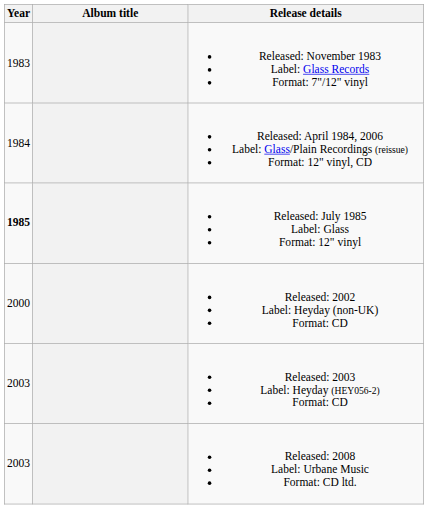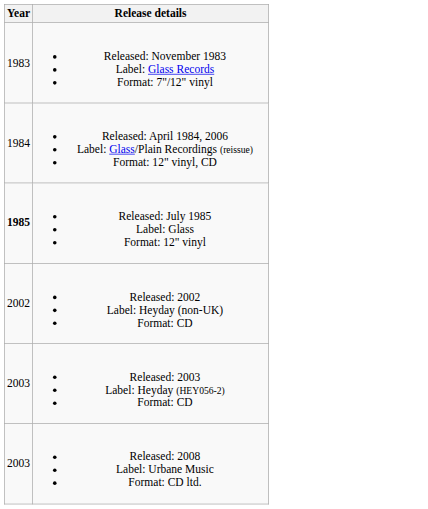- column: (110, 13)
(19, 303) 2000 -> (19, 303) 2002
